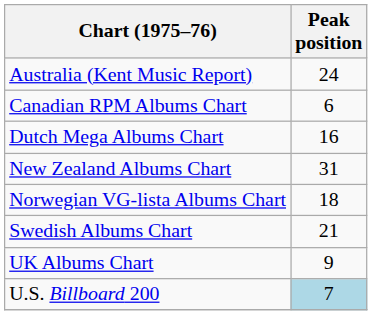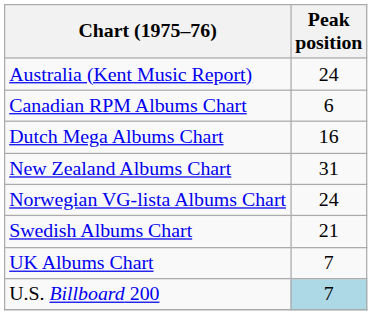(329, 199) 18 -> (329, 199) 24
(329, 262) 9 -> (329, 262) 7
